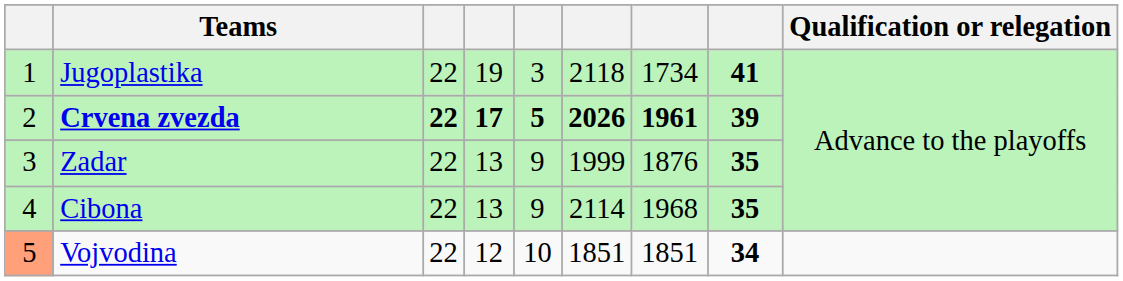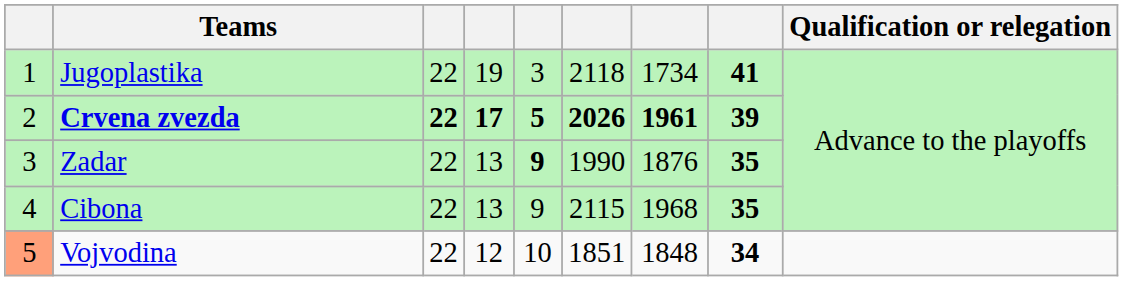(537, 162) normal -> (537, 162) bold
(597, 162) 1999 -> (597, 162) 1990
(597, 207) 2114 -> (597, 207) 2115
(670, 252) 1851 -> (670, 252) 1848
